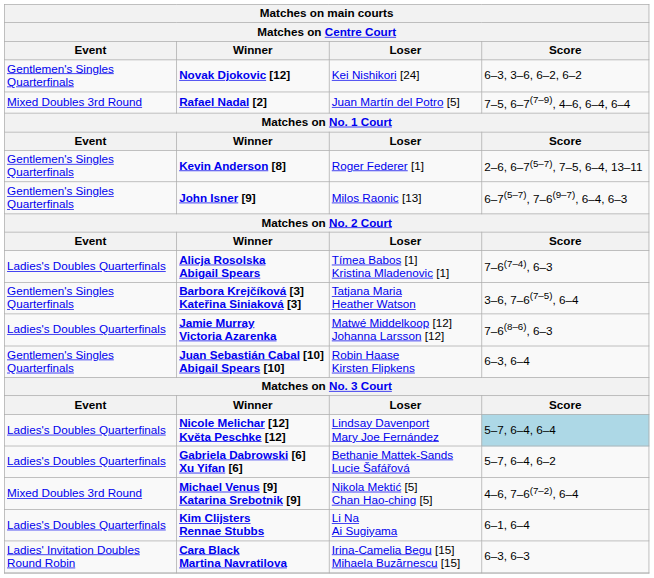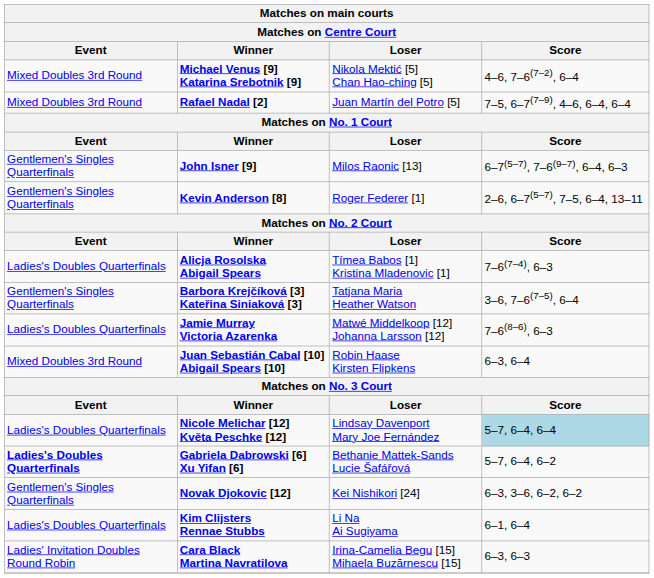rows swapped: (235, 75) <-> (240, 493)
rows swapped: (232, 166) <-> (217, 197)
(60, 361) Gentlemen's Singles Quarterfinals -> (75, 361) Mixed Doubles 3rd Round
(86, 462) normal -> (55, 462) bold
